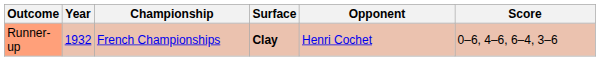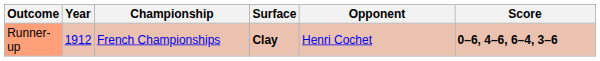(78, 39) 1932 -> (78, 39) 1912
(508, 39) normal -> (508, 39) bold
